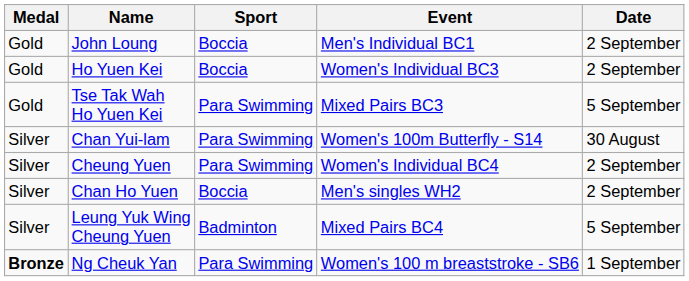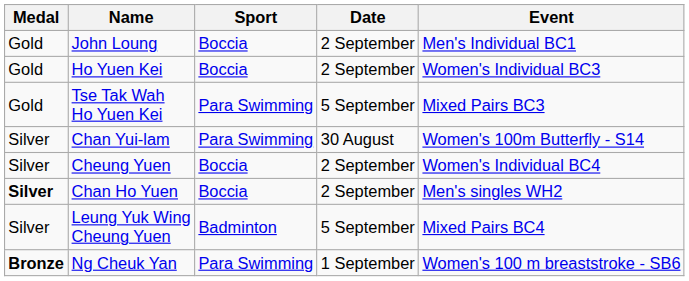columns swapped: (450, 18) <-> (634, 18)
(256, 166) Para Swimming -> (223, 166) Boccia
(29, 192) normal -> (31, 192) bold
